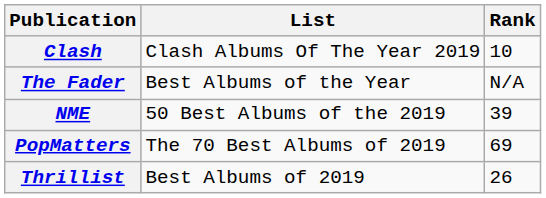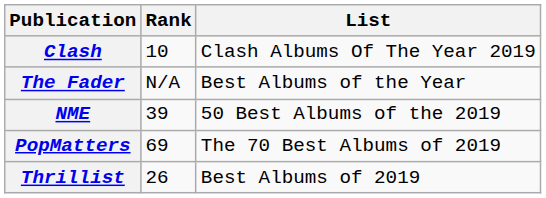columns swapped: (313, 20) <-> (513, 20)
